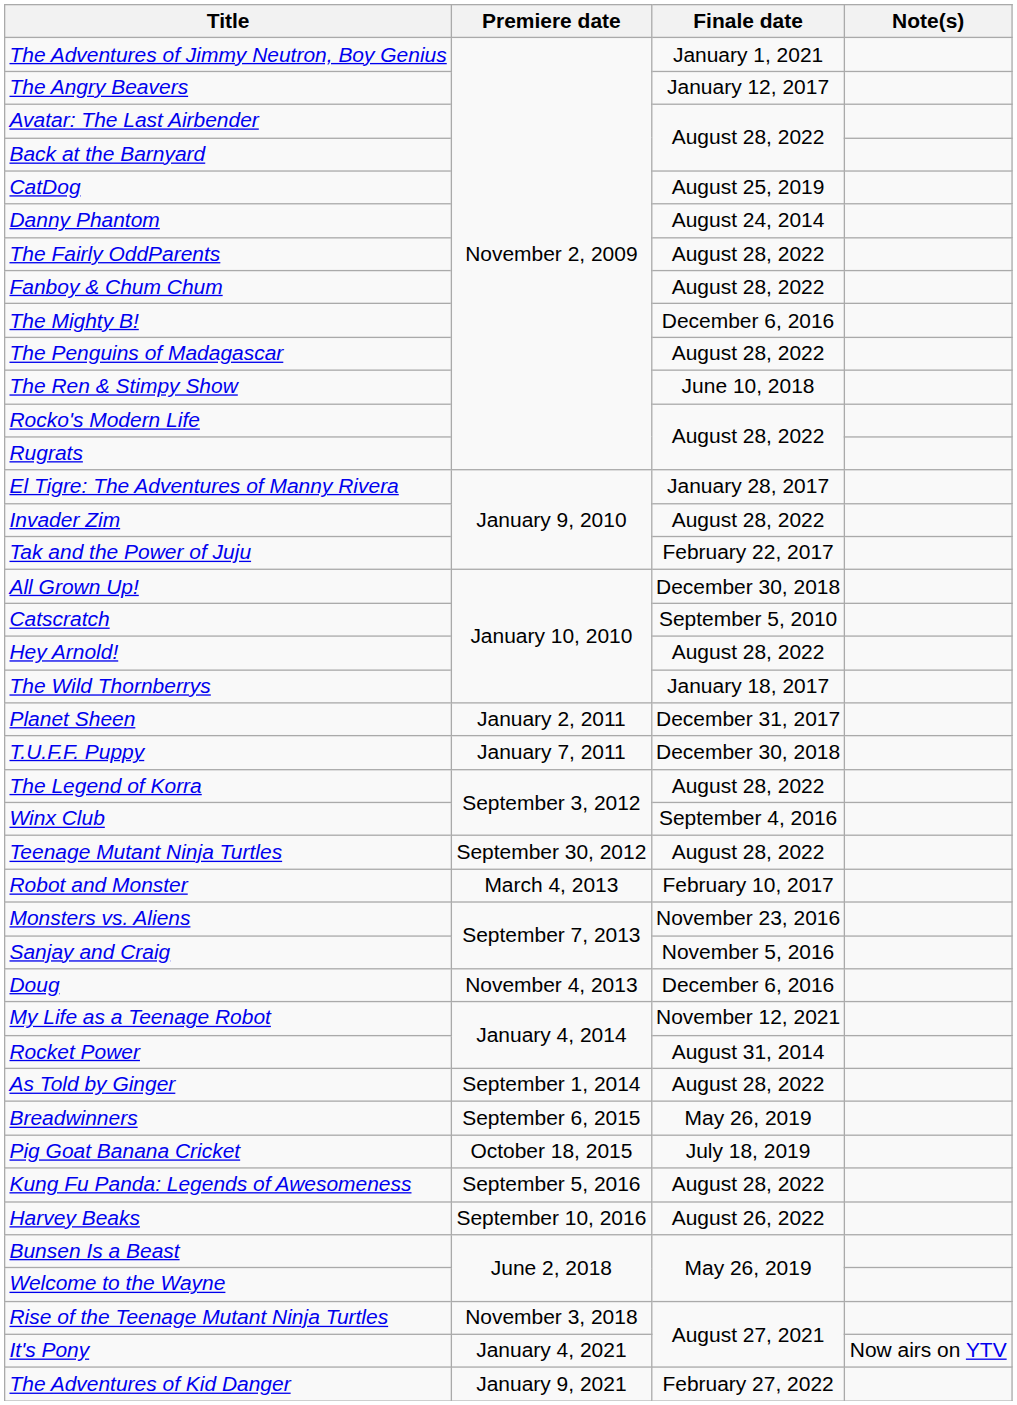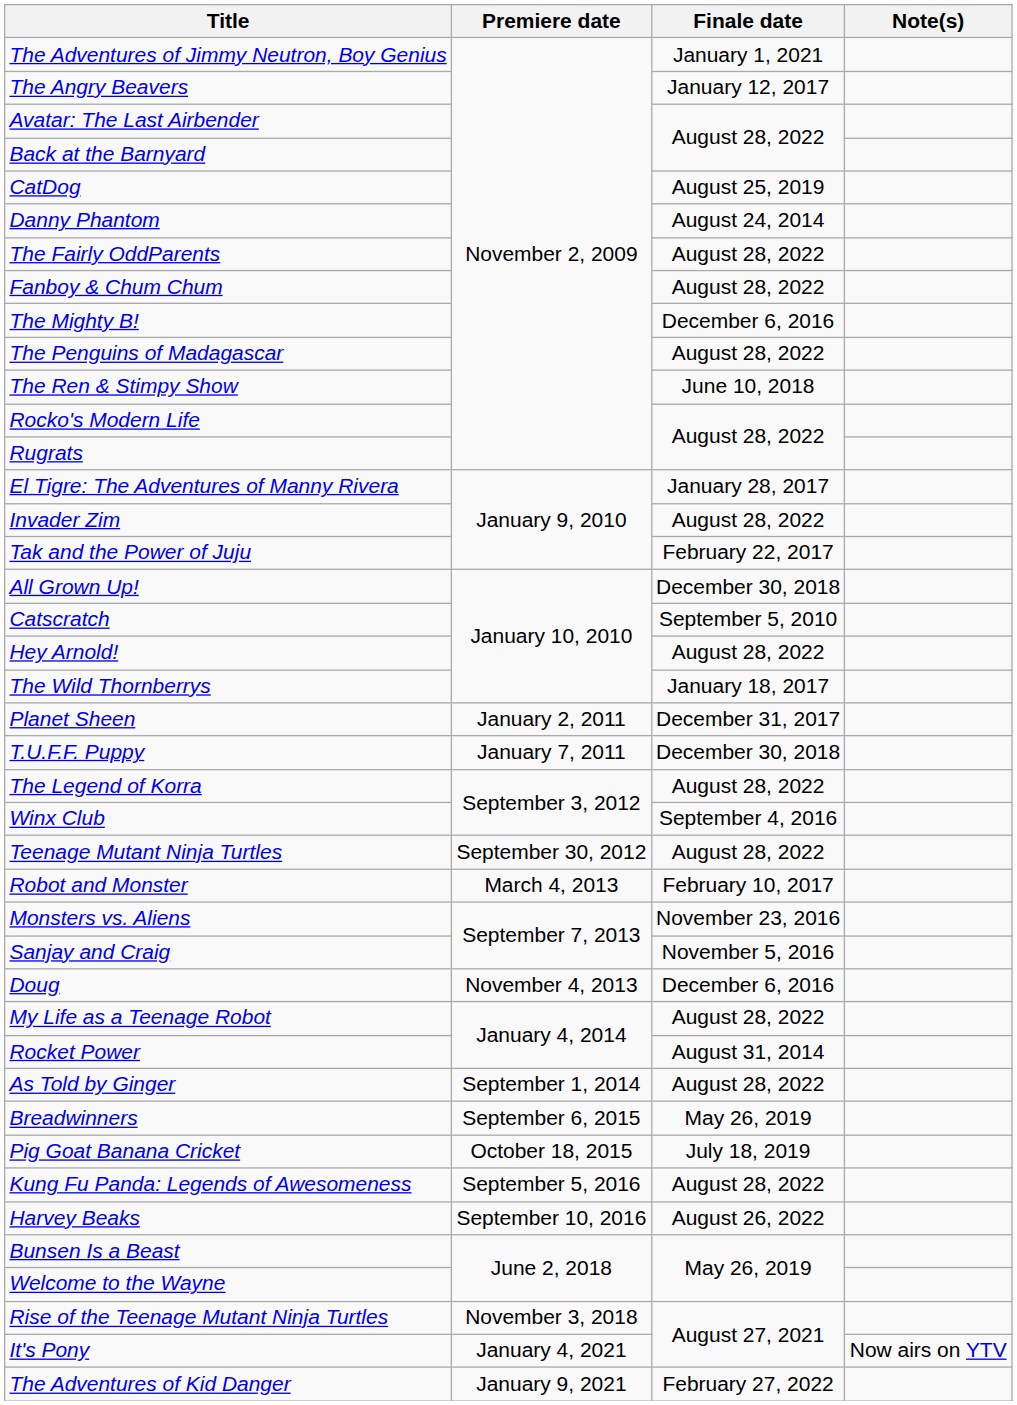(748, 1018) November 12, 2021 -> (748, 1018) August 28, 2022
